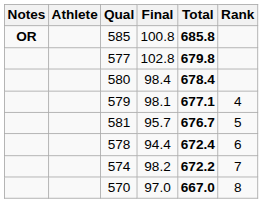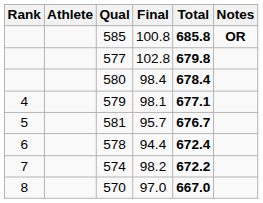columns swapped: (238, 15) <-> (26, 15)
